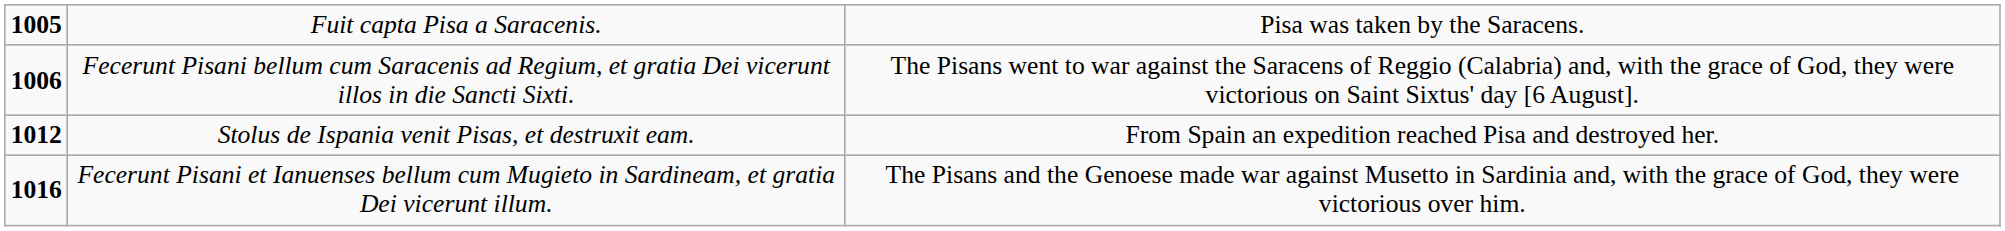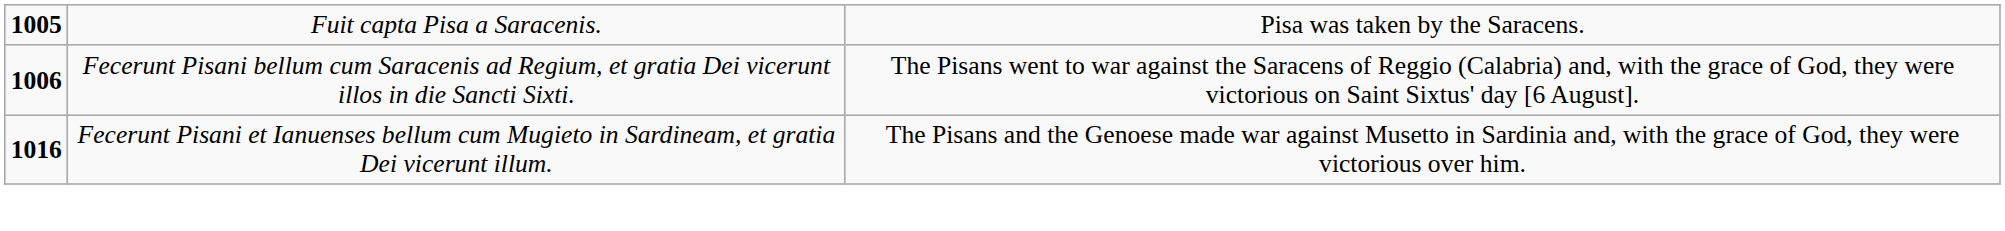- row: (456, 134)
